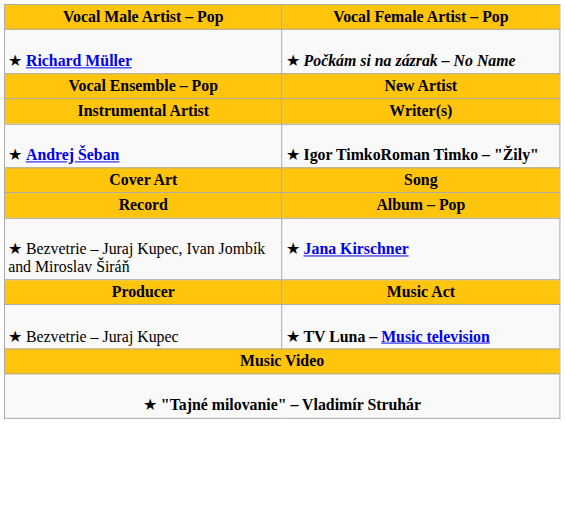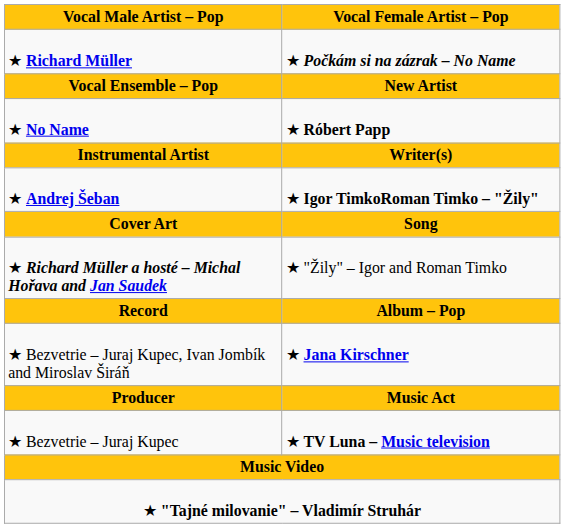+ row: (49, 130)
+ row: (124, 277)
